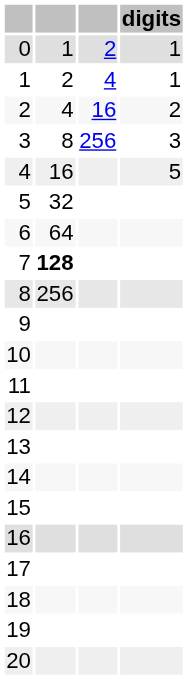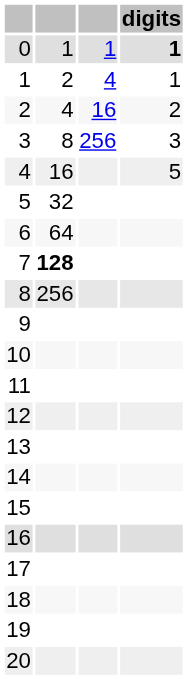(110, 49) 2 -> (110, 49) 1
(175, 49) normal -> (175, 49) bold
